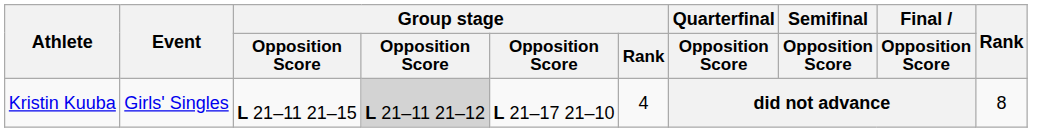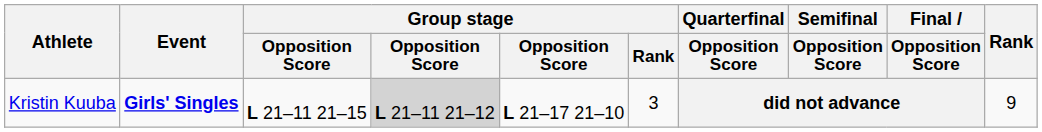(176, 103) normal -> (181, 103) bold
(644, 103) 4 -> (653, 103) 3
(1001, 103) 8 -> (1011, 103) 9
